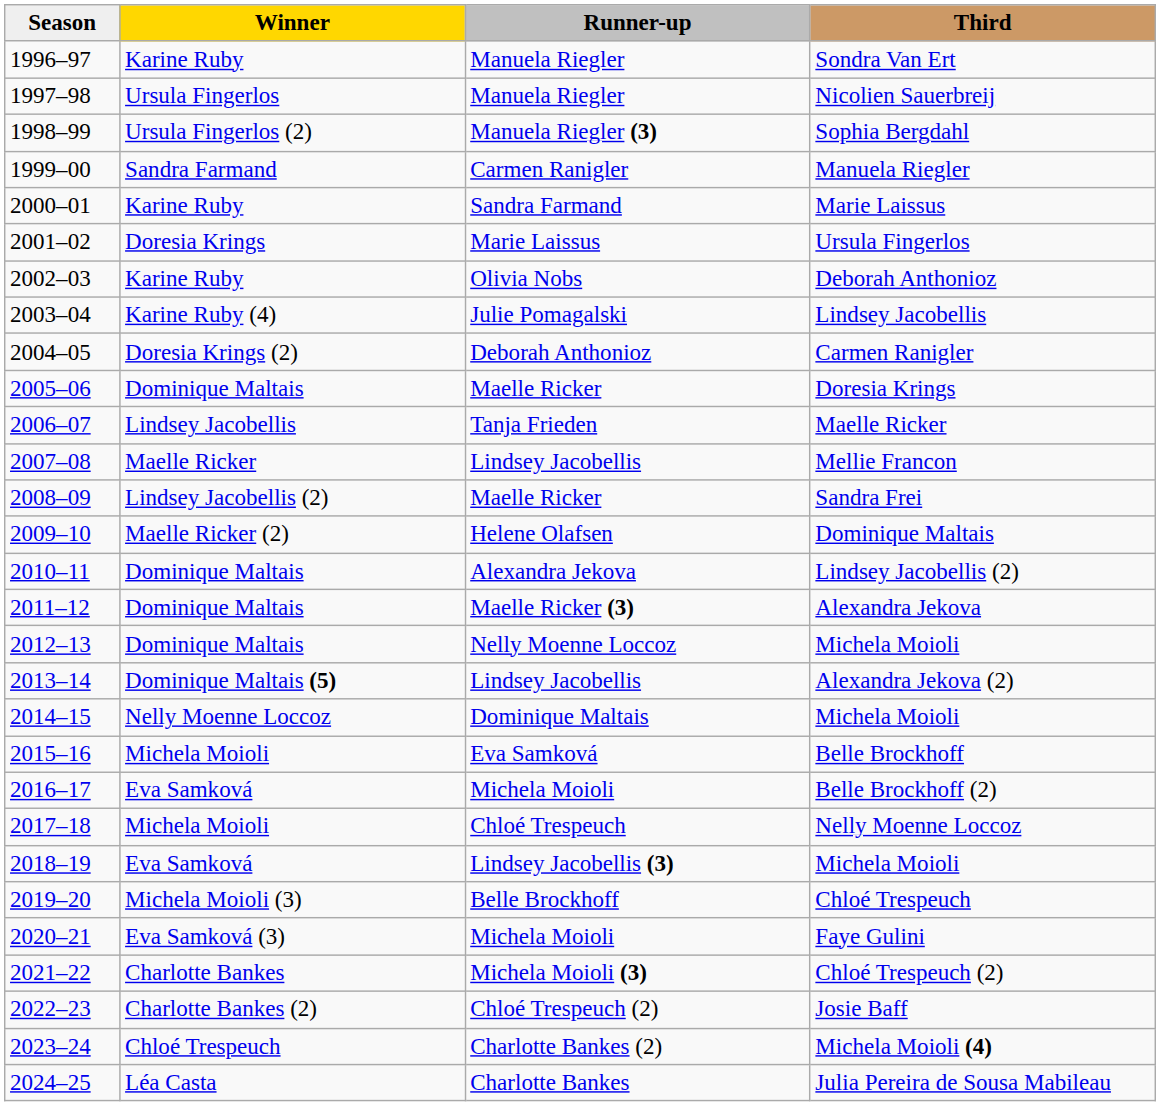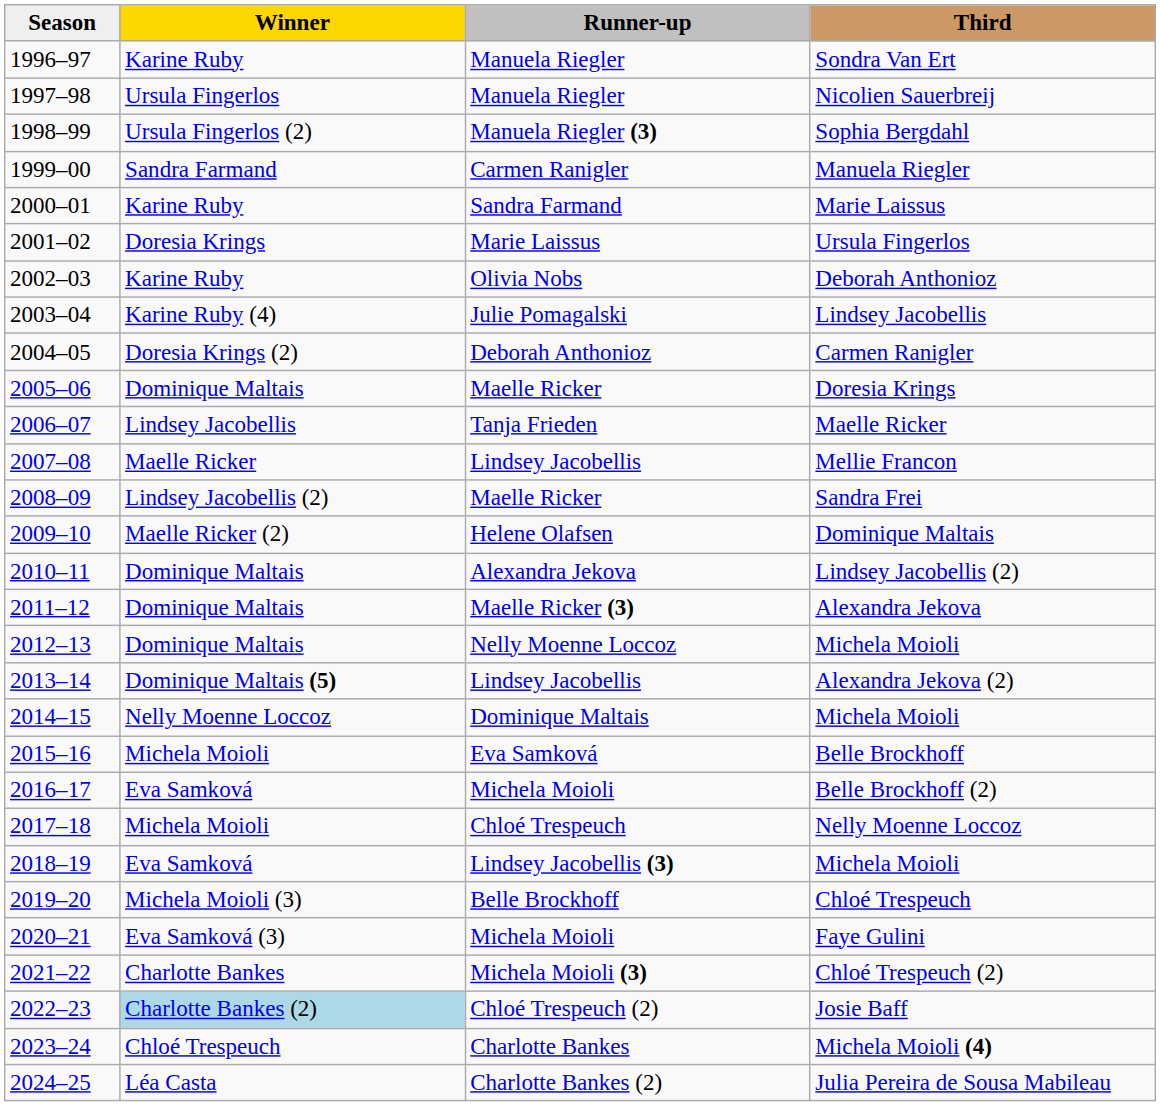(221, 1009) no background -> (221, 1009) lightblue background
(566, 1045) Charlotte Bankes (2) -> (550, 1045) Charlotte Bankes
(550, 1082) Charlotte Bankes -> (566, 1082) Charlotte Bankes (2)
